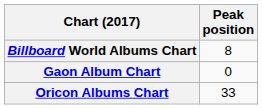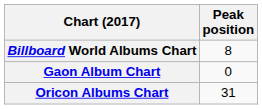(228, 93) 33 -> (228, 93) 31
